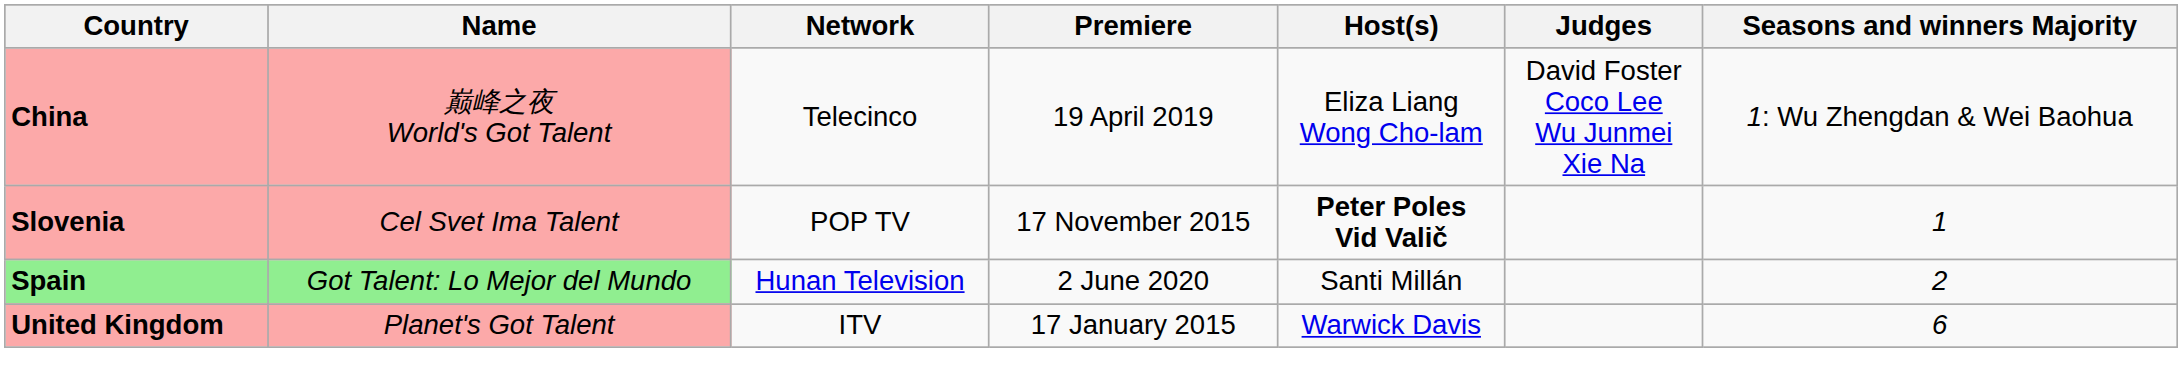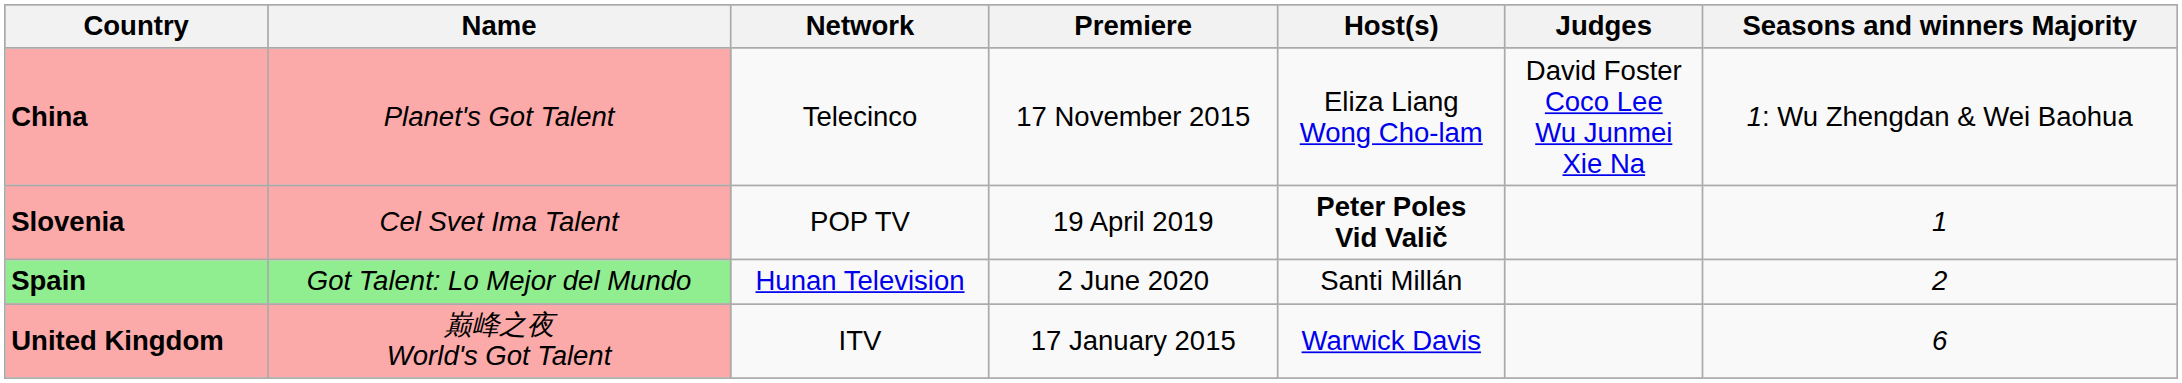(499, 116) 巅峰之夜 World's Got Talent -> (499, 116) Planet's Got Talent
(1133, 116) 19 April 2019 -> (1133, 116) 17 November 2015
(1133, 221) 17 November 2015 -> (1133, 221) 19 April 2019
(499, 324) Planet's Got Talent -> (499, 340) 巅峰之夜 World's Got Talent
